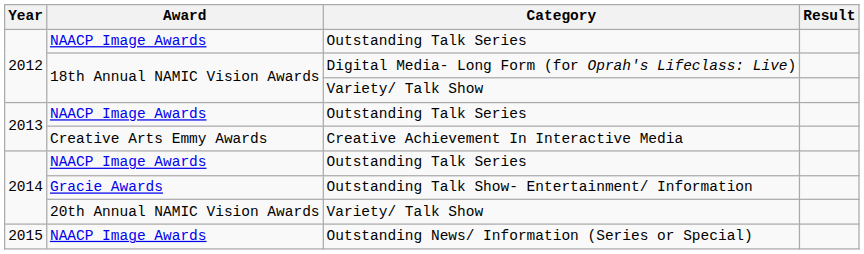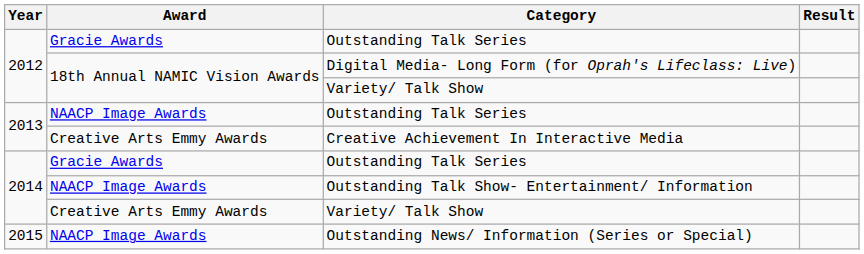(128, 41) NAACP Image Awards -> (106, 41) Gracie Awards
(128, 163) NAACP Image Awards -> (106, 163) Gracie Awards
(106, 187) Gracie Awards -> (128, 187) NAACP Image Awards
(185, 211) 20th Annual NAMIC Vision Awards -> (159, 211) Creative Arts Emmy Awards
